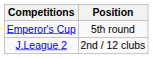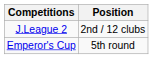rows swapped: (41, 45) <-> (41, 29)
